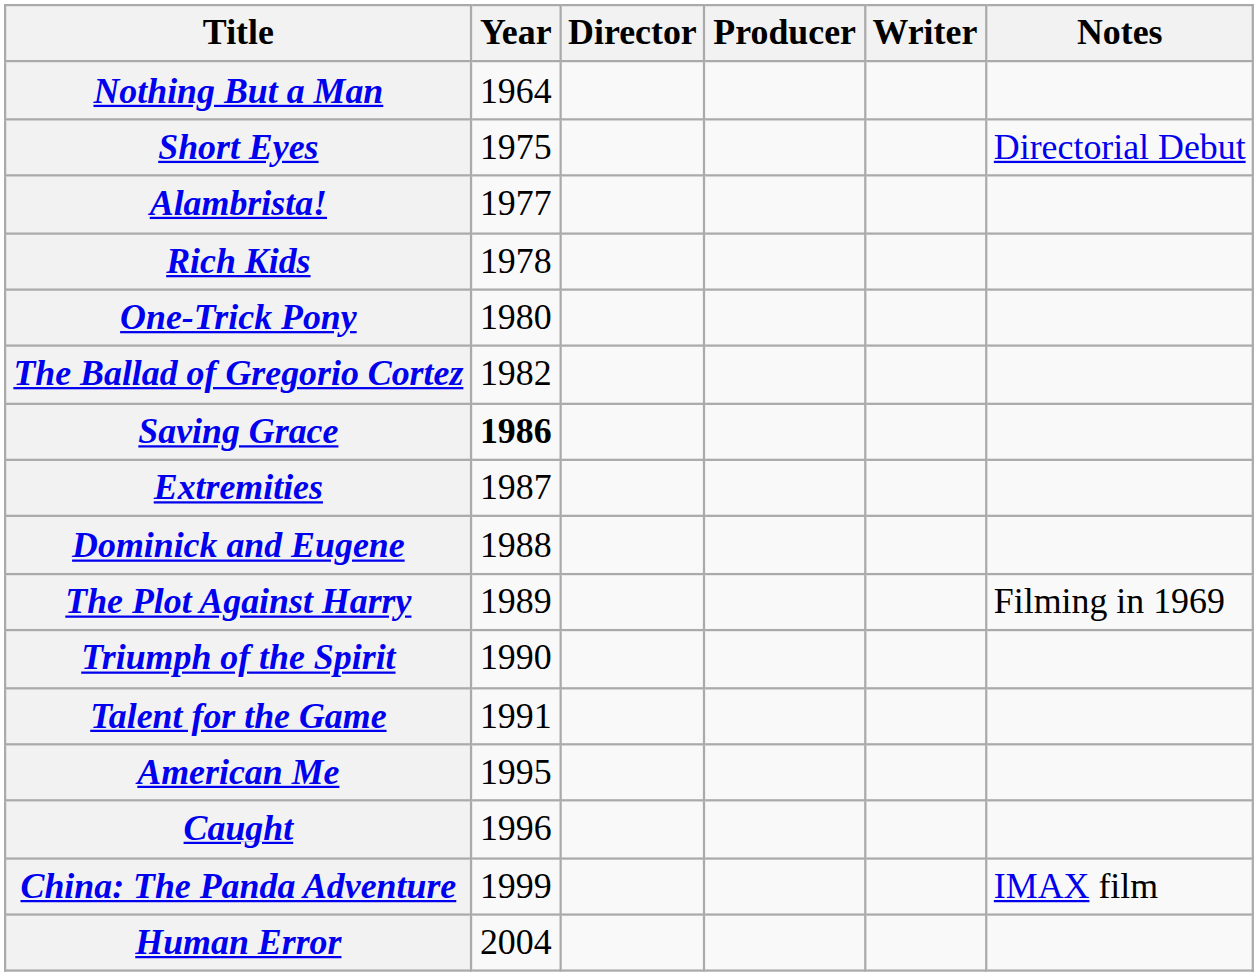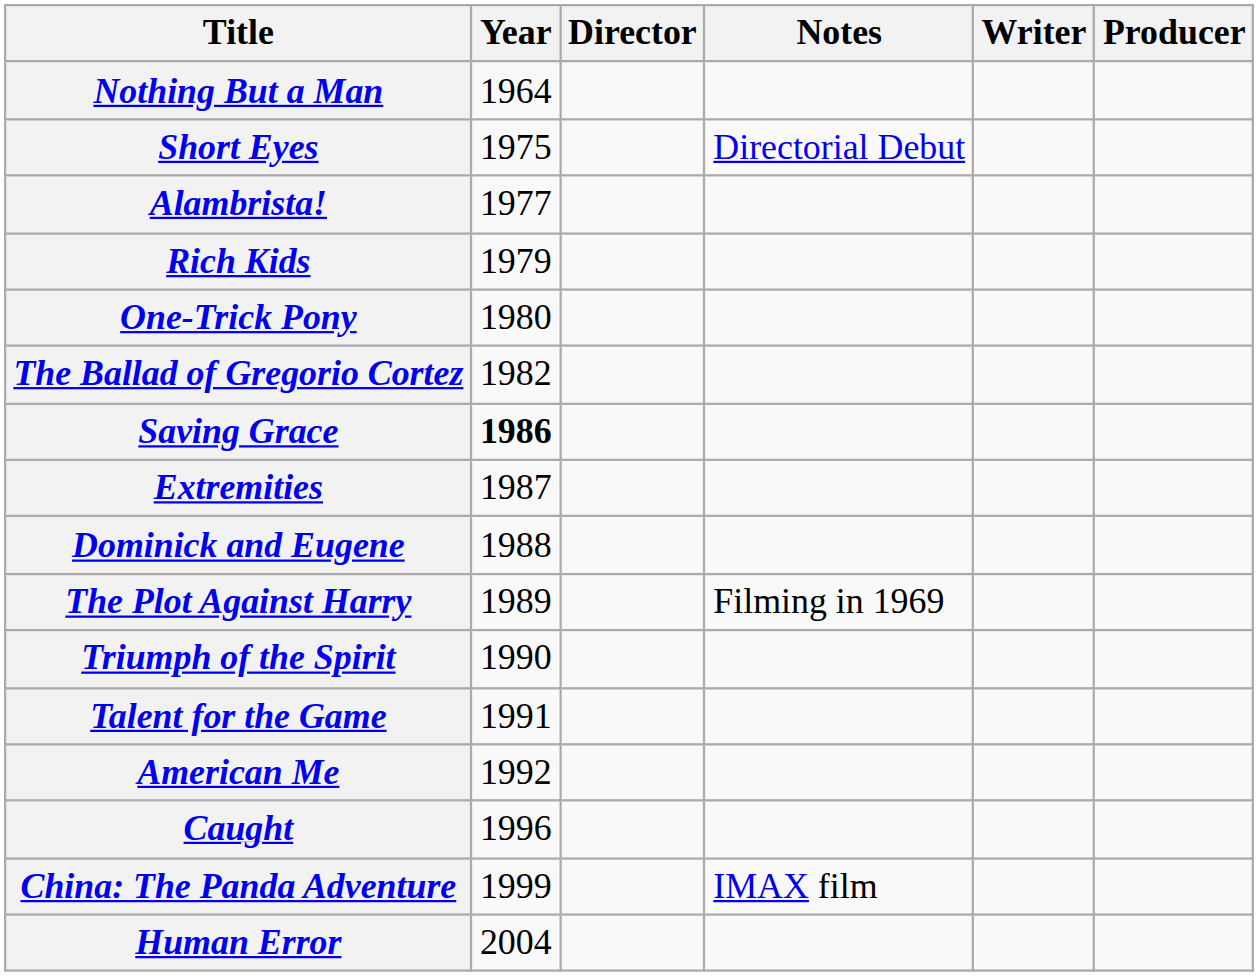columns swapped: (785, 32) <-> (1120, 32)
(516, 260) 1978 -> (516, 260) 1979
(516, 771) 1995 -> (516, 771) 1992
